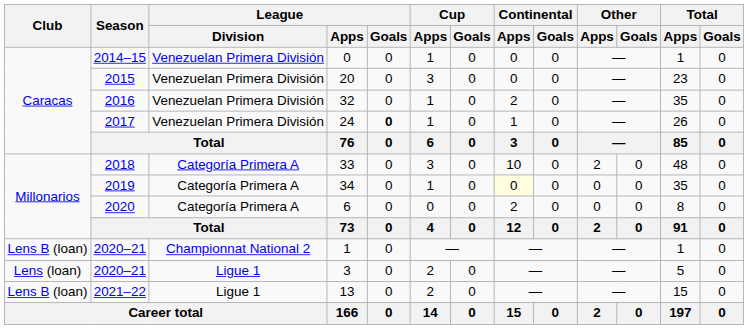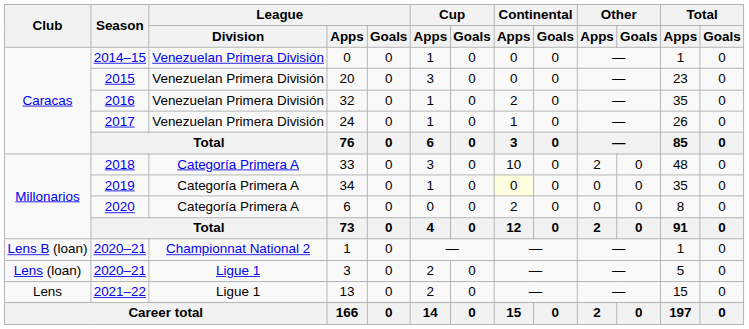(389, 121) bold -> (389, 121) normal
(47, 292) Lens B (loan) -> (47, 292) Lens
